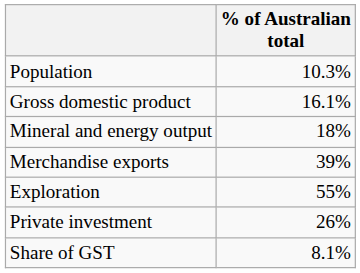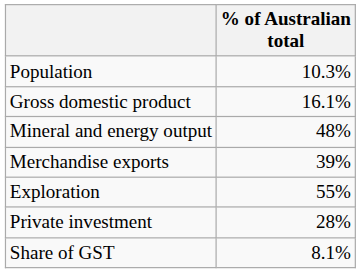(333, 131) 18% -> (333, 131) 48%
(333, 222) 26% -> (333, 222) 28%
